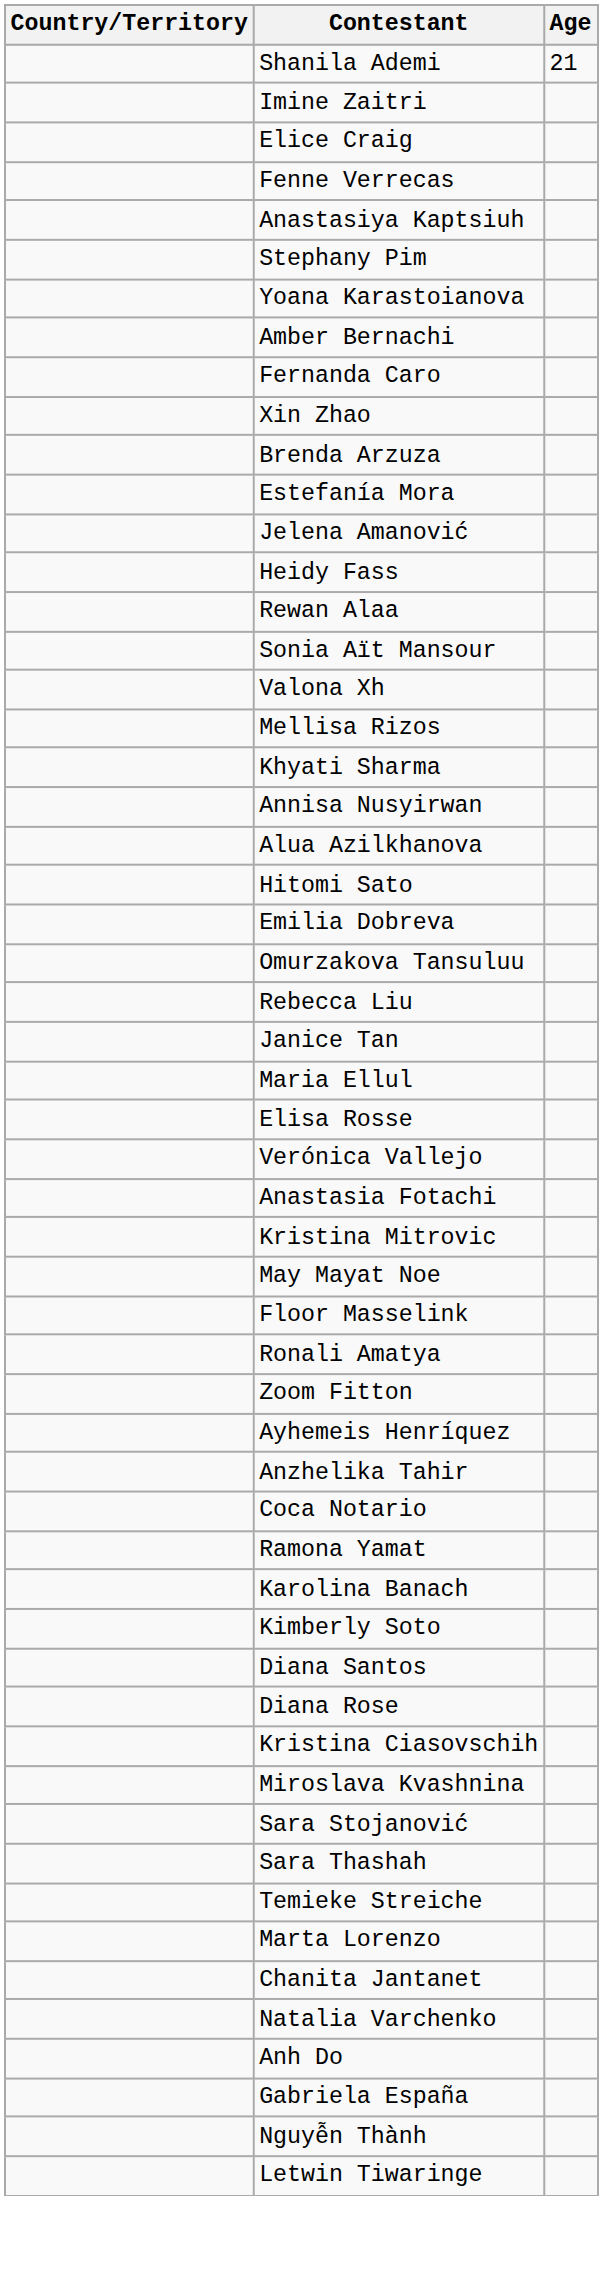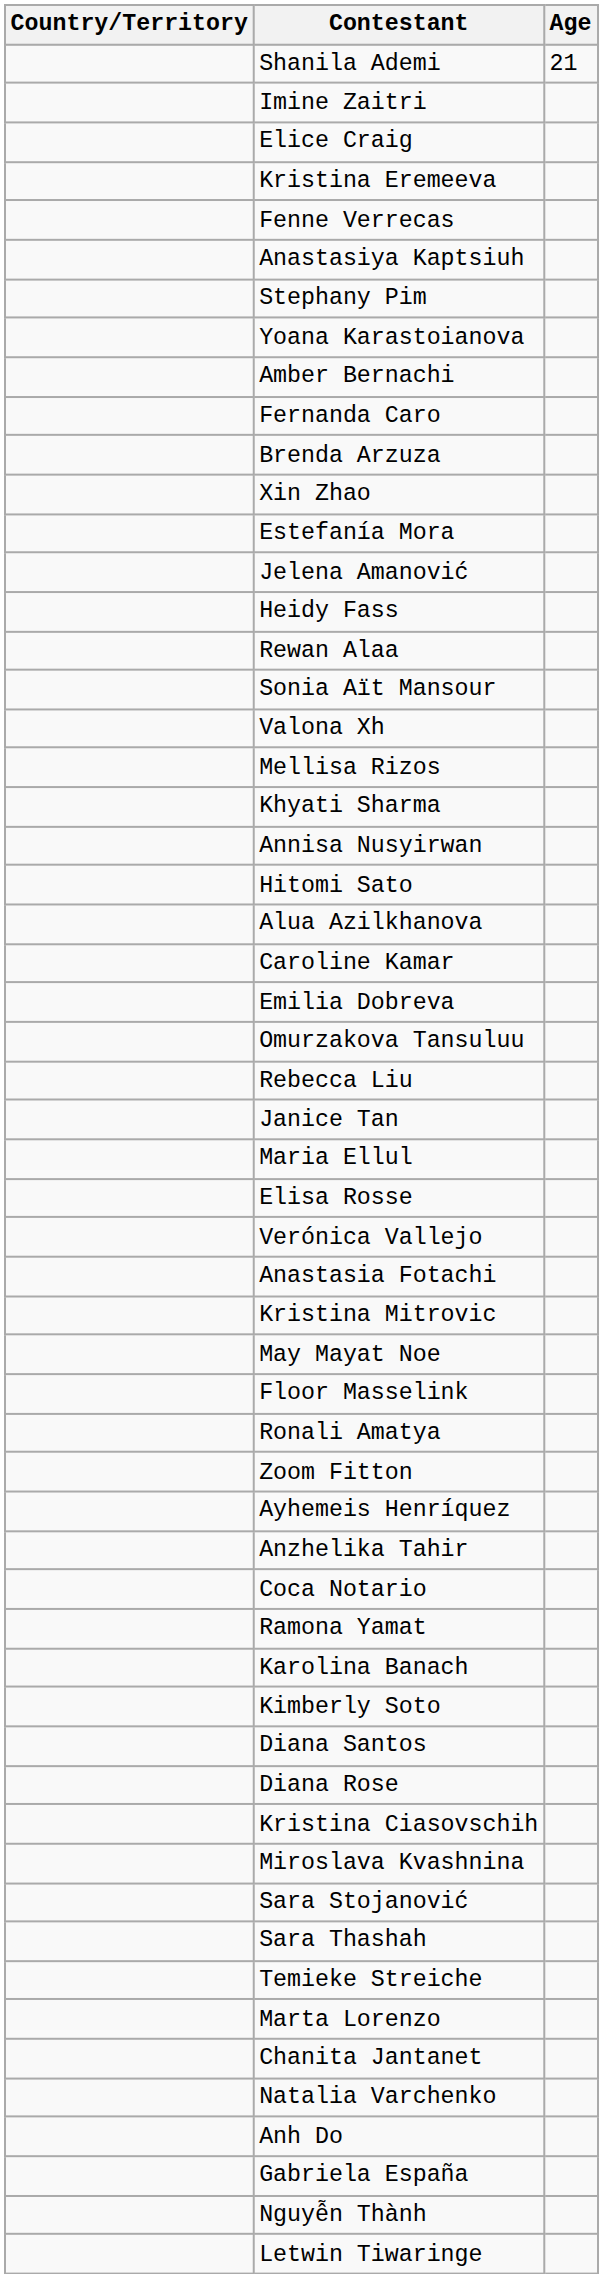+ row: (378, 181)
rows swapped: (315, 415) <-> (350, 455)
rows swapped: (336, 885) <-> (371, 846)
+ row: (357, 963)
